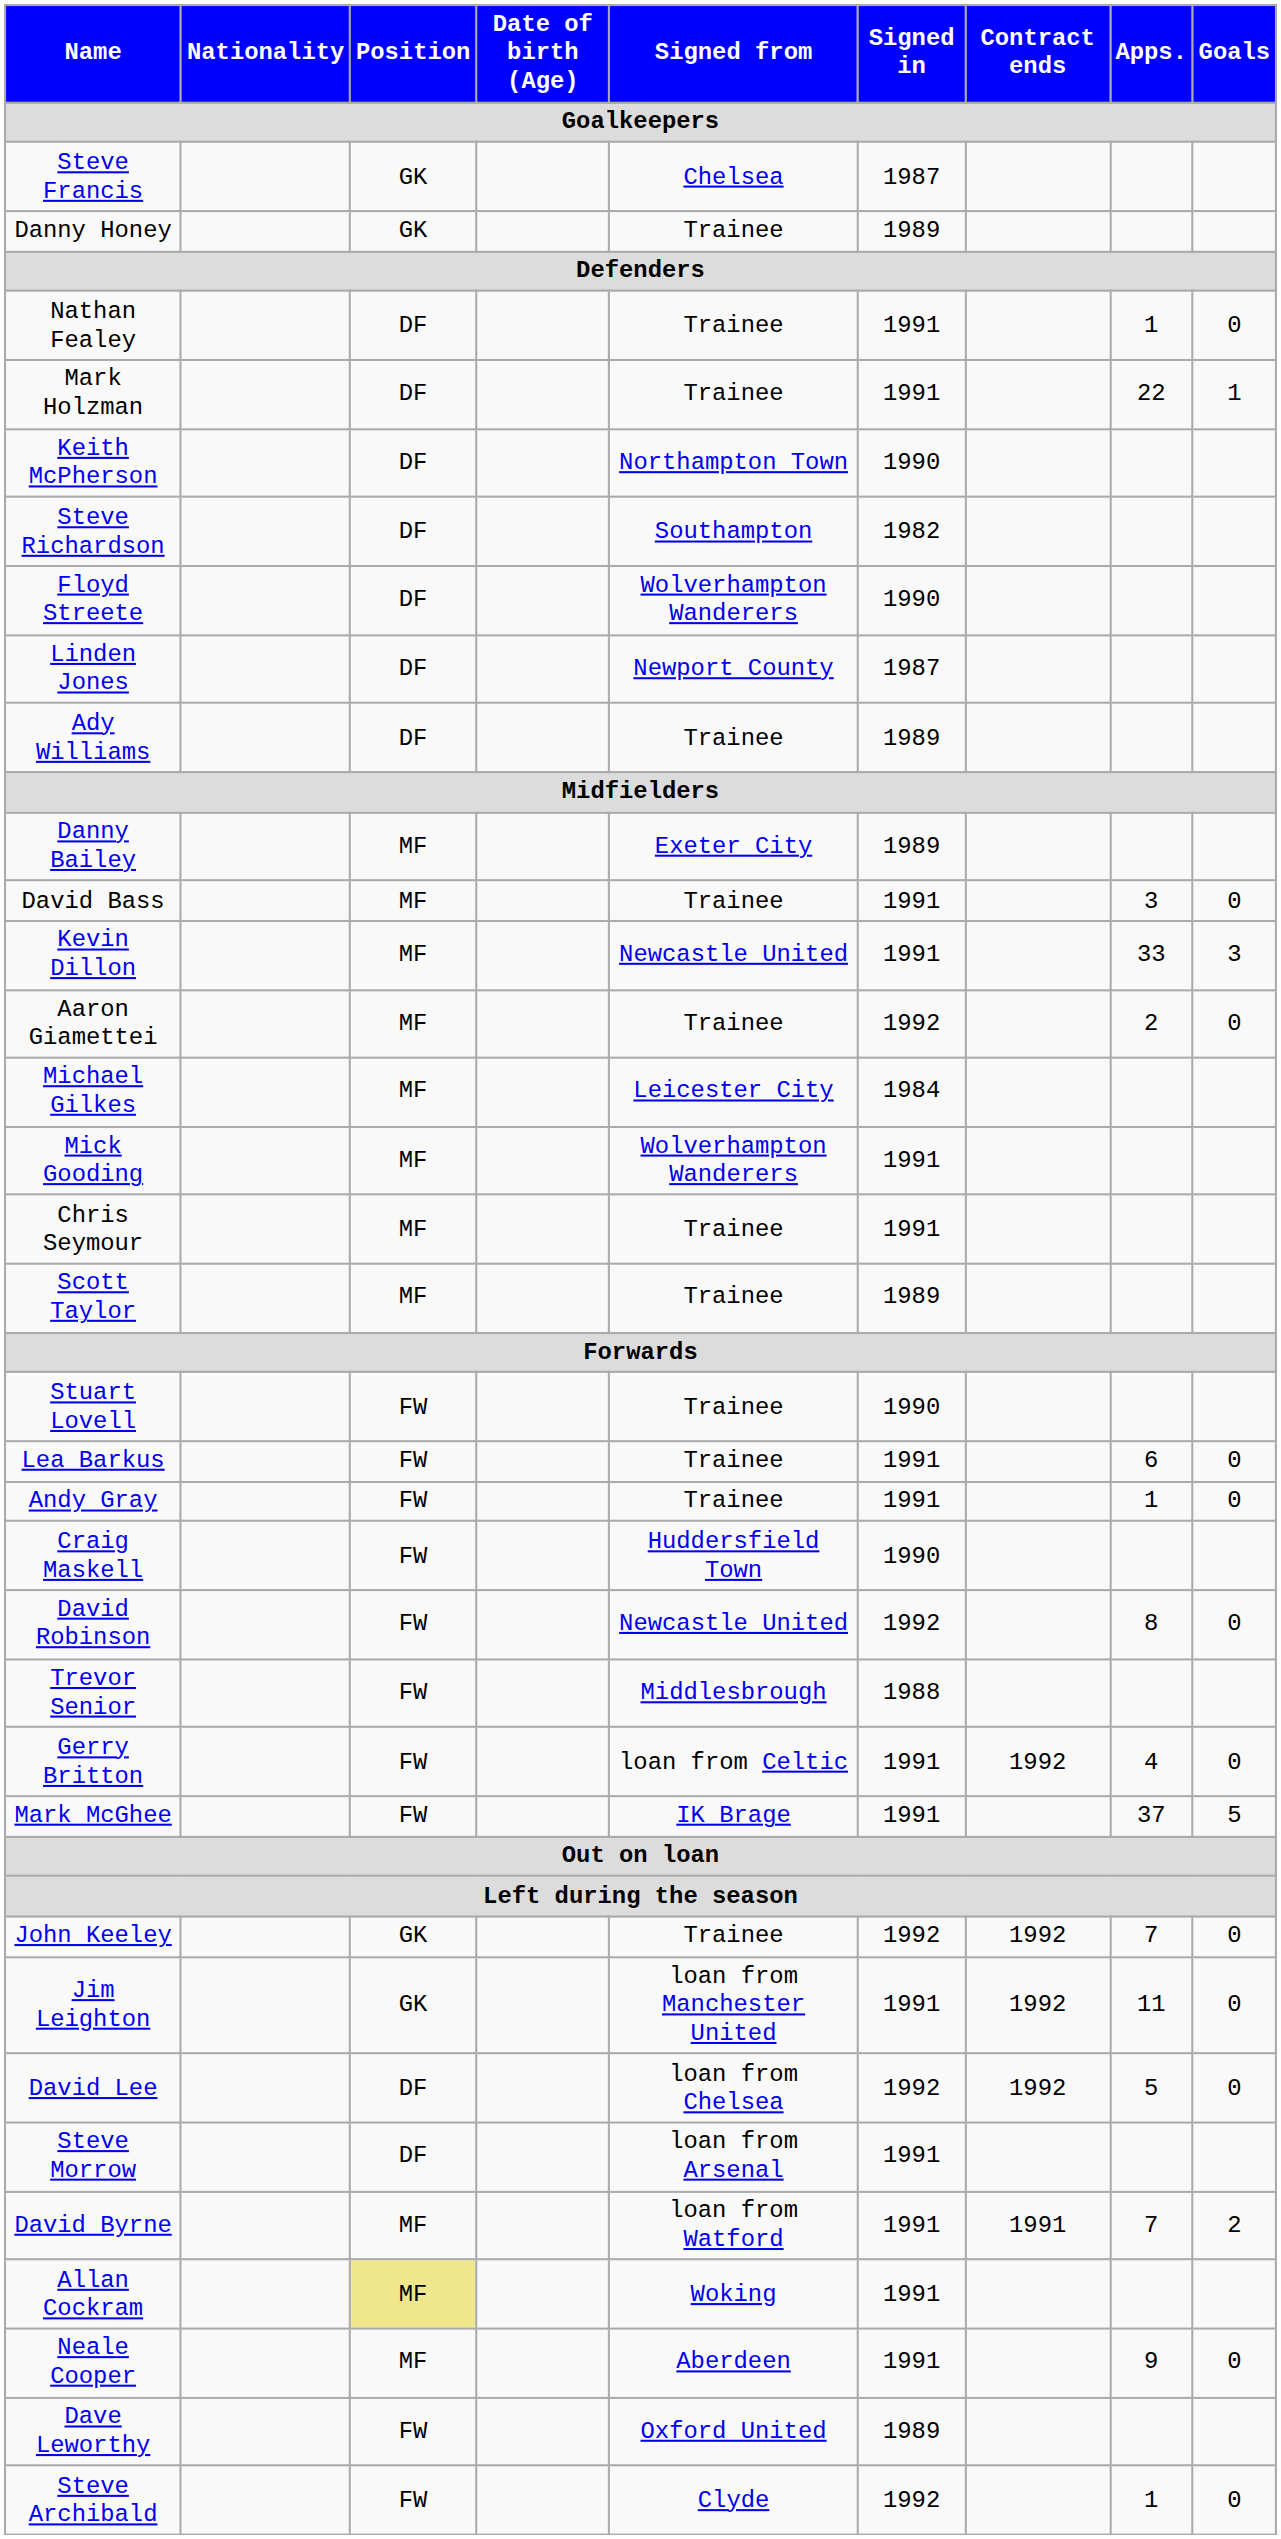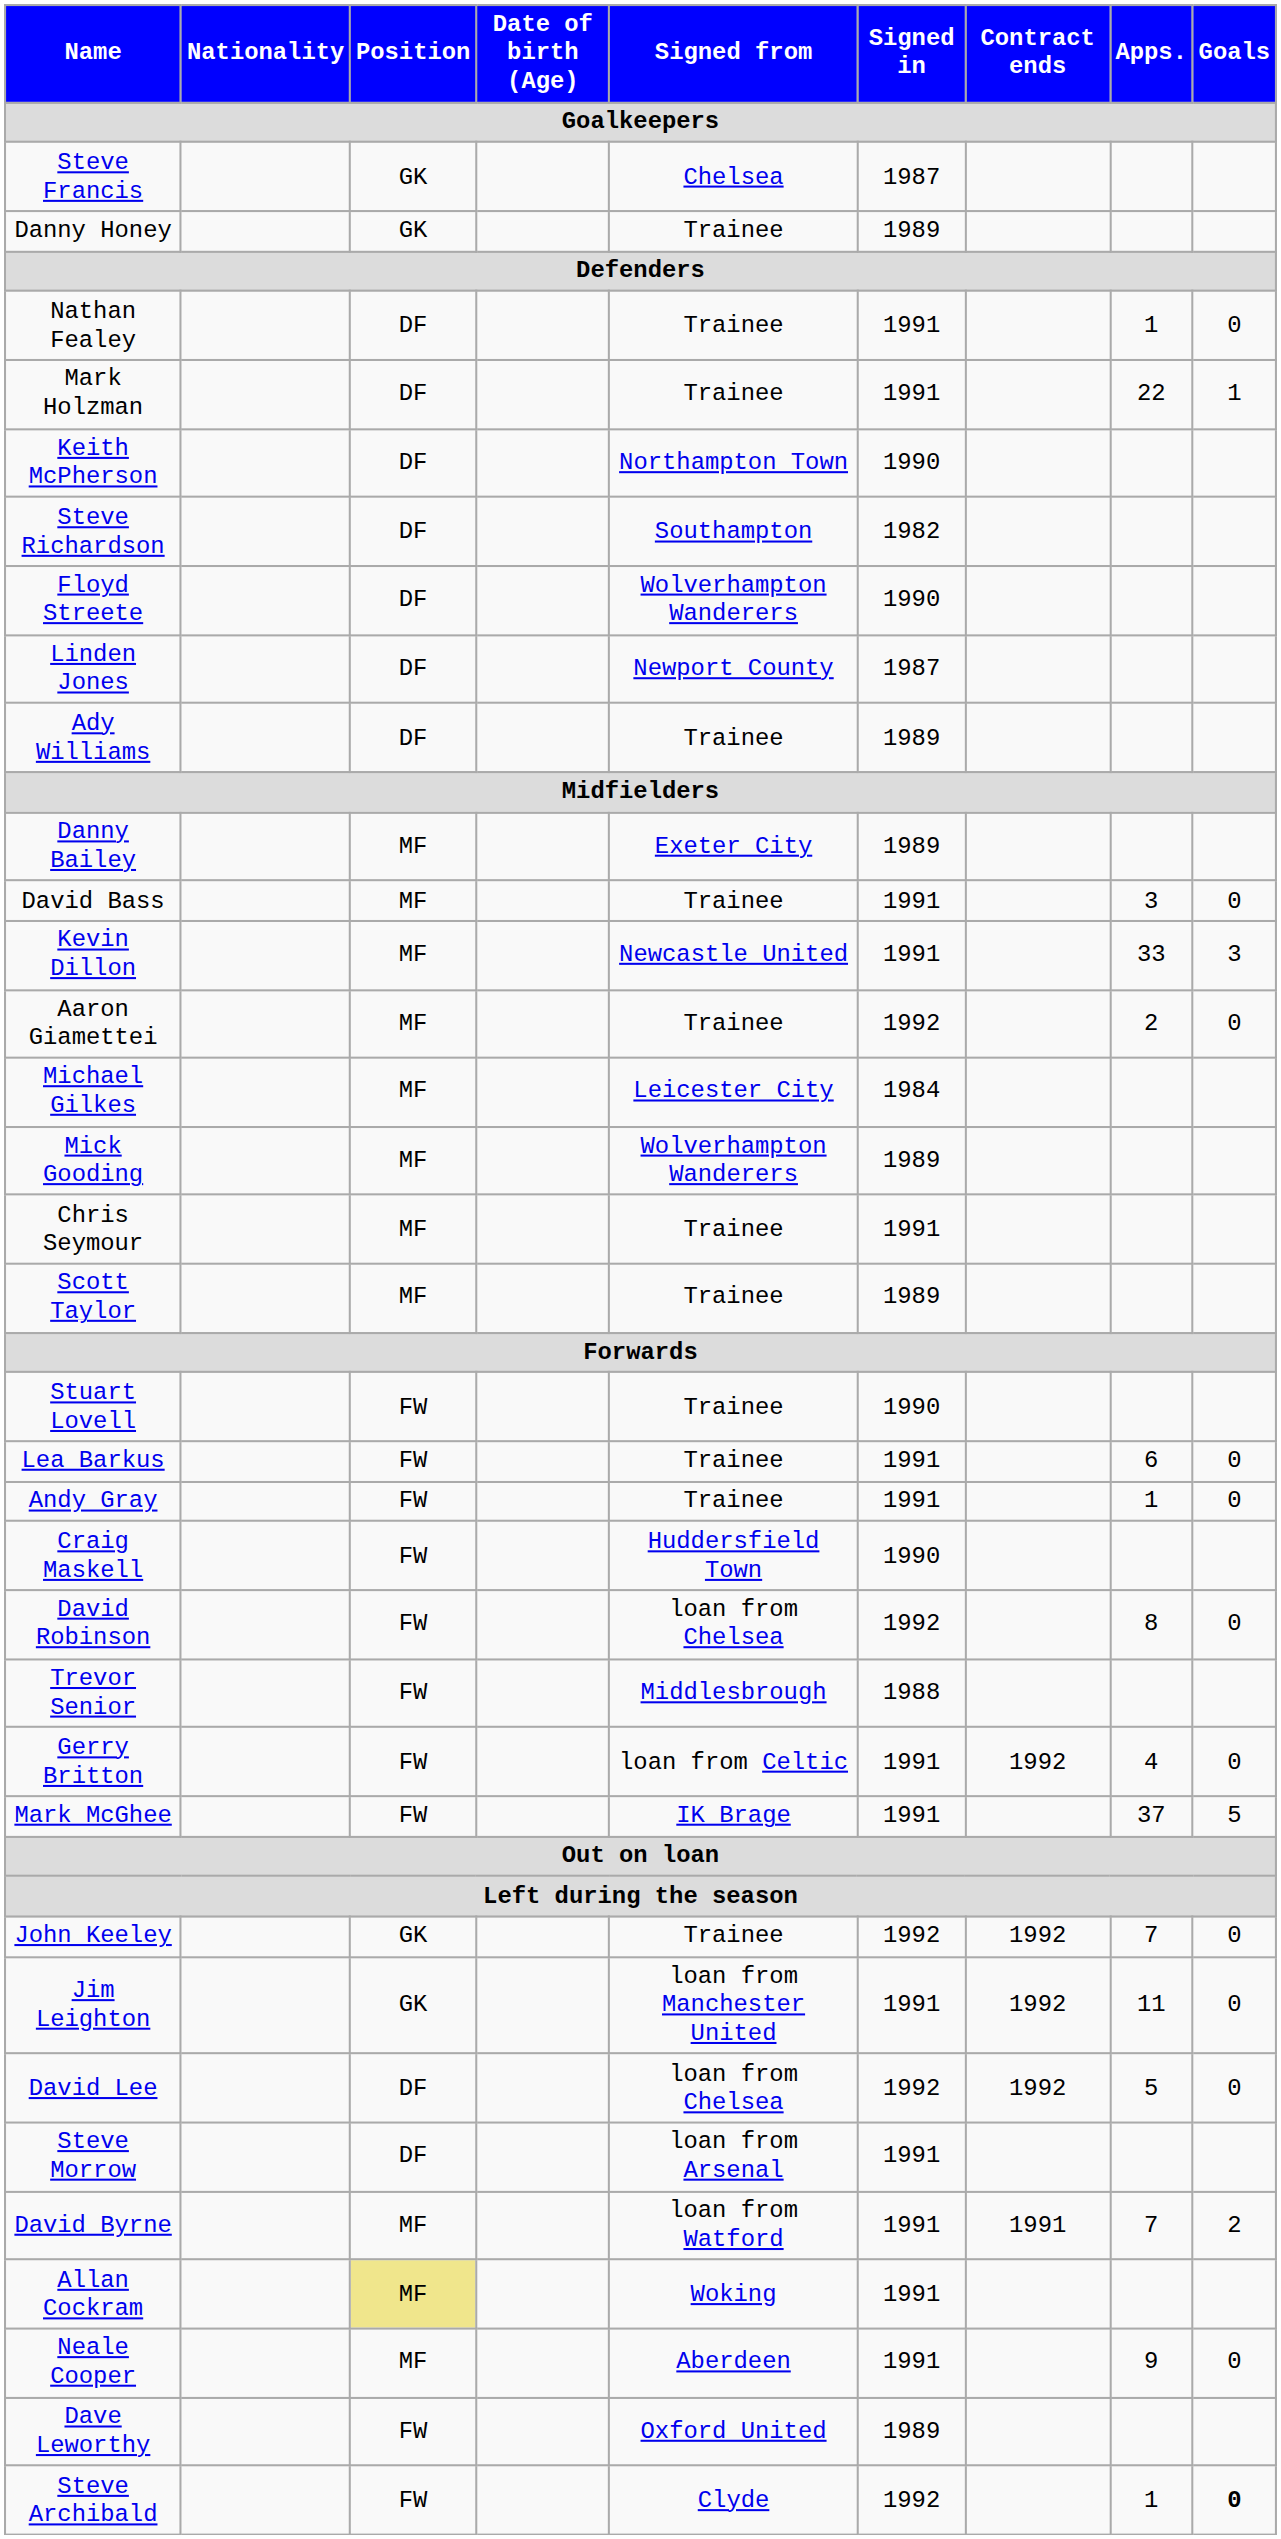(912, 1161) 1991 -> (912, 1161) 1989
(734, 1624) Newcastle United -> (734, 1624) loan from Chelsea
(1234, 2500) normal -> (1234, 2500) bold
